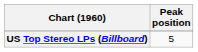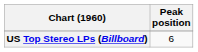(171, 39) 5 -> (171, 39) 6
